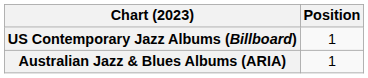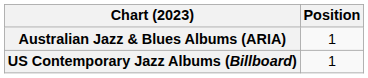rows swapped: (152, 61) <-> (152, 38)
